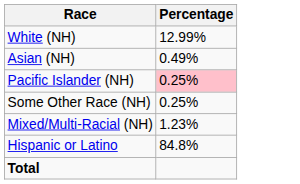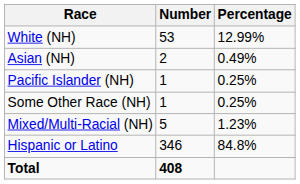+ column: (185, 15)
(179, 80) pink background -> (237, 80) no background
